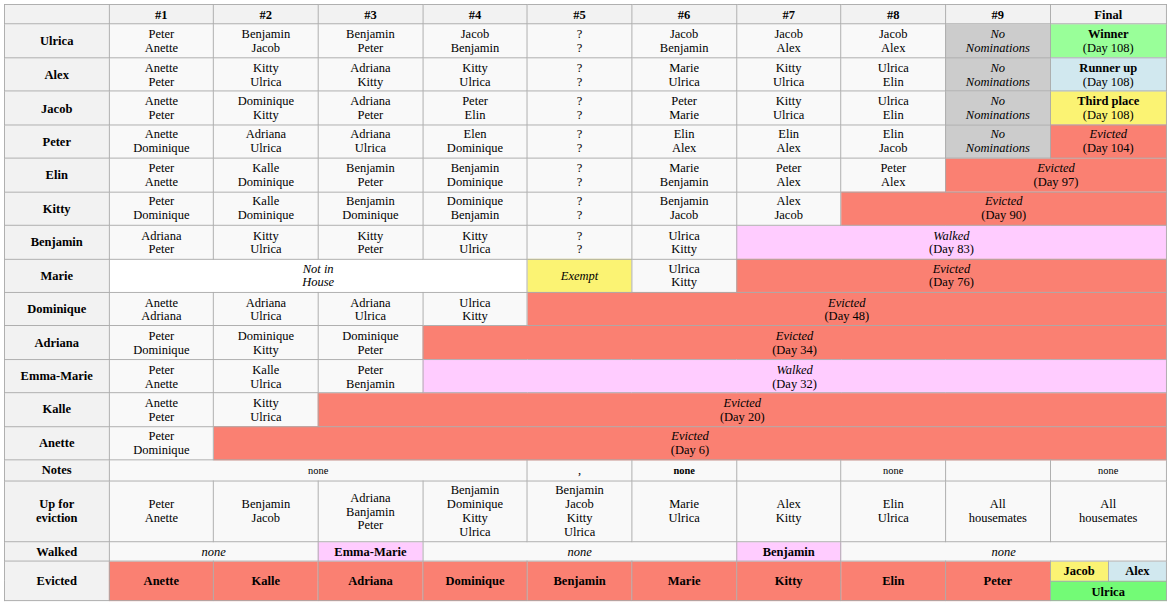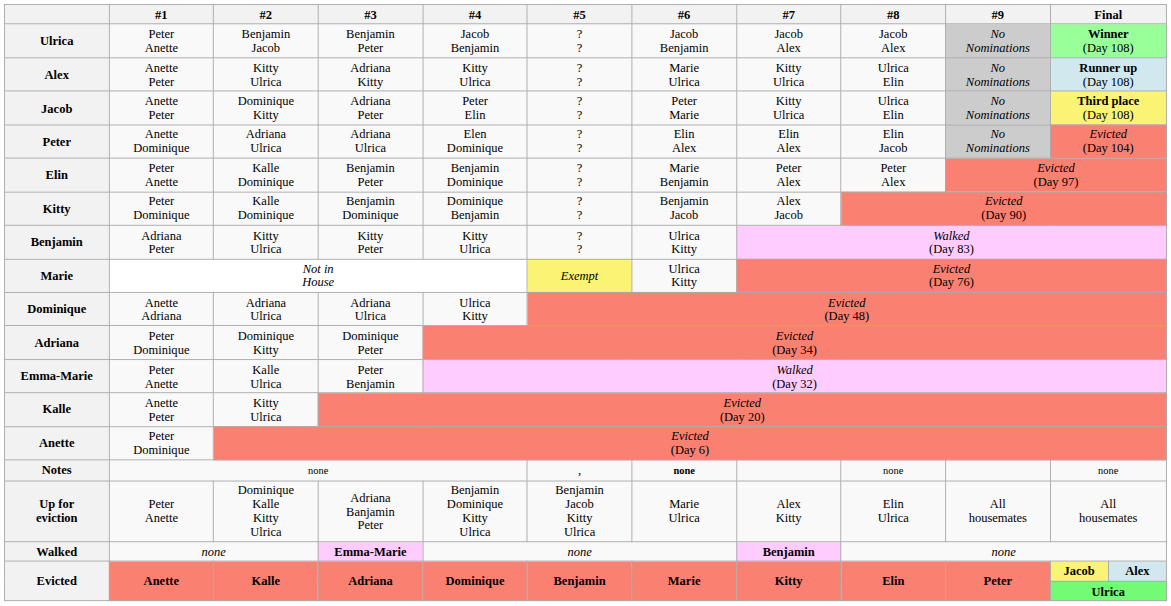(266, 511) Benjamin Jacob -> (266, 511) Dominique Kalle Kitty Ulrica
